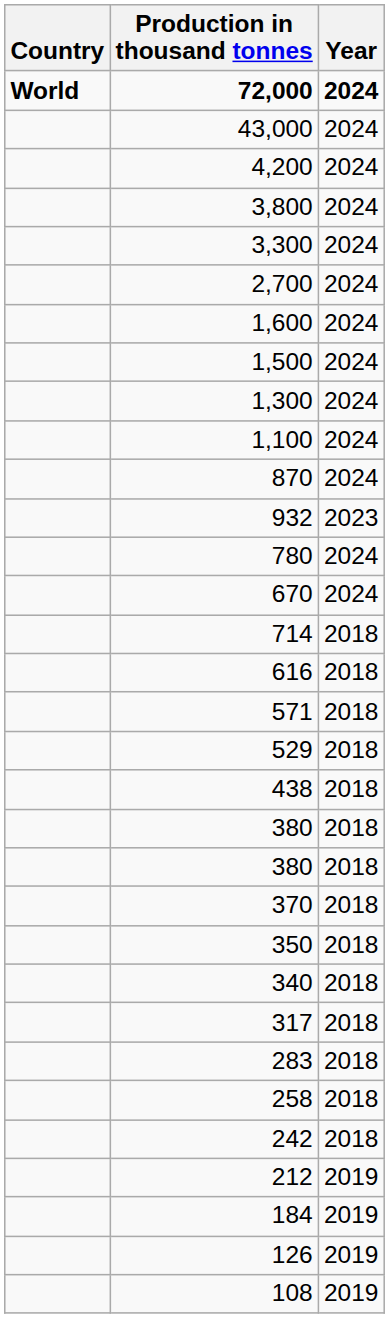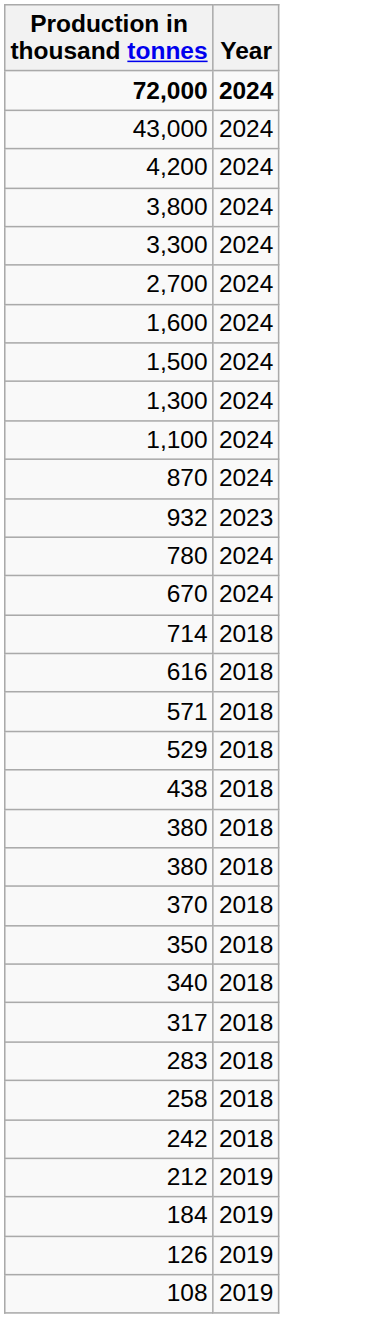- column: (57, 51)
